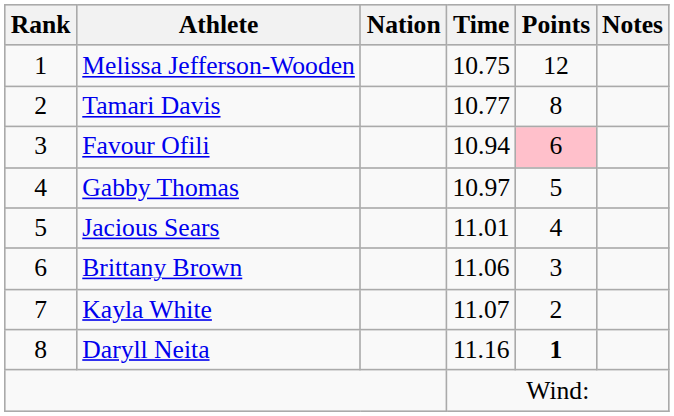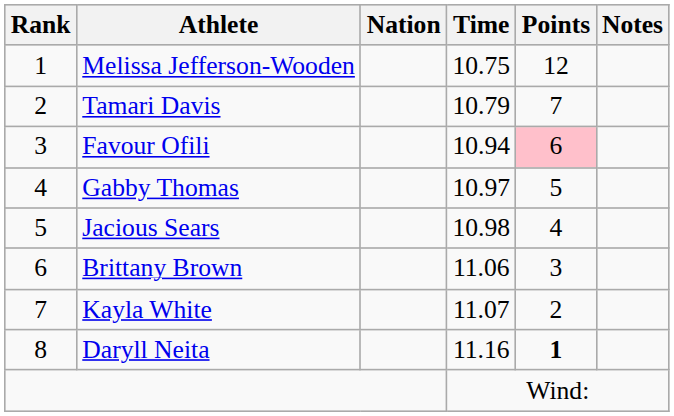(481, 106) 10.77 -> (481, 106) 10.79
(556, 106) 8 -> (556, 106) 7
(481, 227) 11.01 -> (481, 227) 10.98
